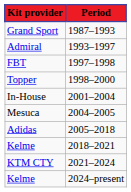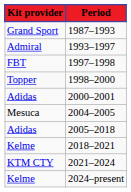+ row: (91, 96)
- row: (91, 96)
